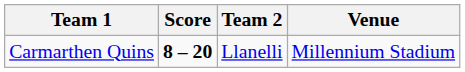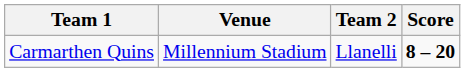columns swapped: (188, 20) <-> (373, 20)
